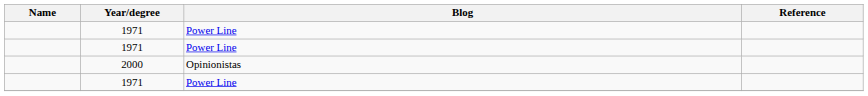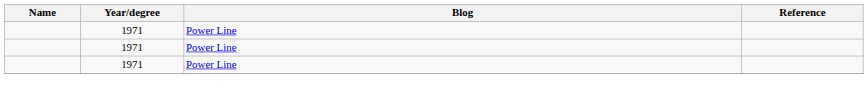- row: (132, 64)
